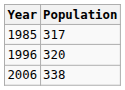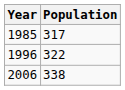(54, 55) 320 -> (54, 55) 322
